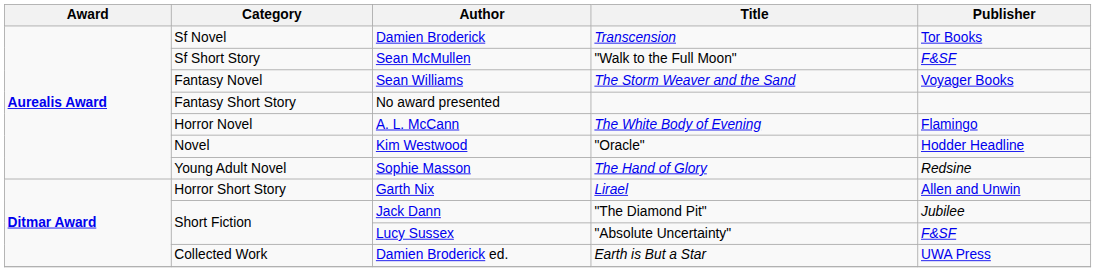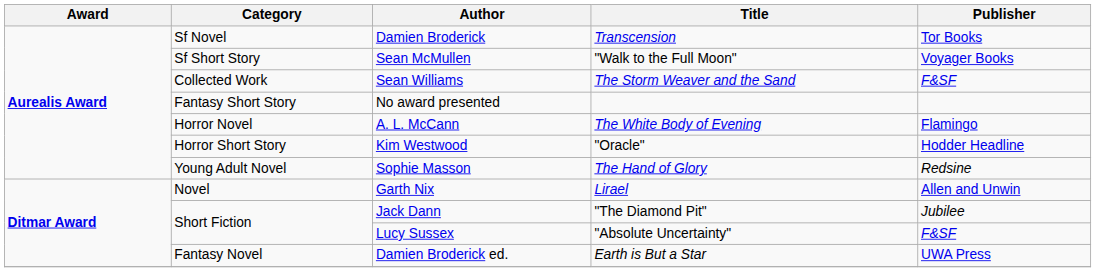(939, 59) F&SF -> (967, 59) Voyager Books
(218, 80) Fantasy Novel -> (221, 80) Collected Work
(967, 80) Voyager Books -> (939, 80) F&SF
(192, 146) Novel -> (230, 146) Horror Short Story
(230, 189) Horror Short Story -> (192, 189) Novel
(221, 255) Collected Work -> (218, 255) Fantasy Novel
